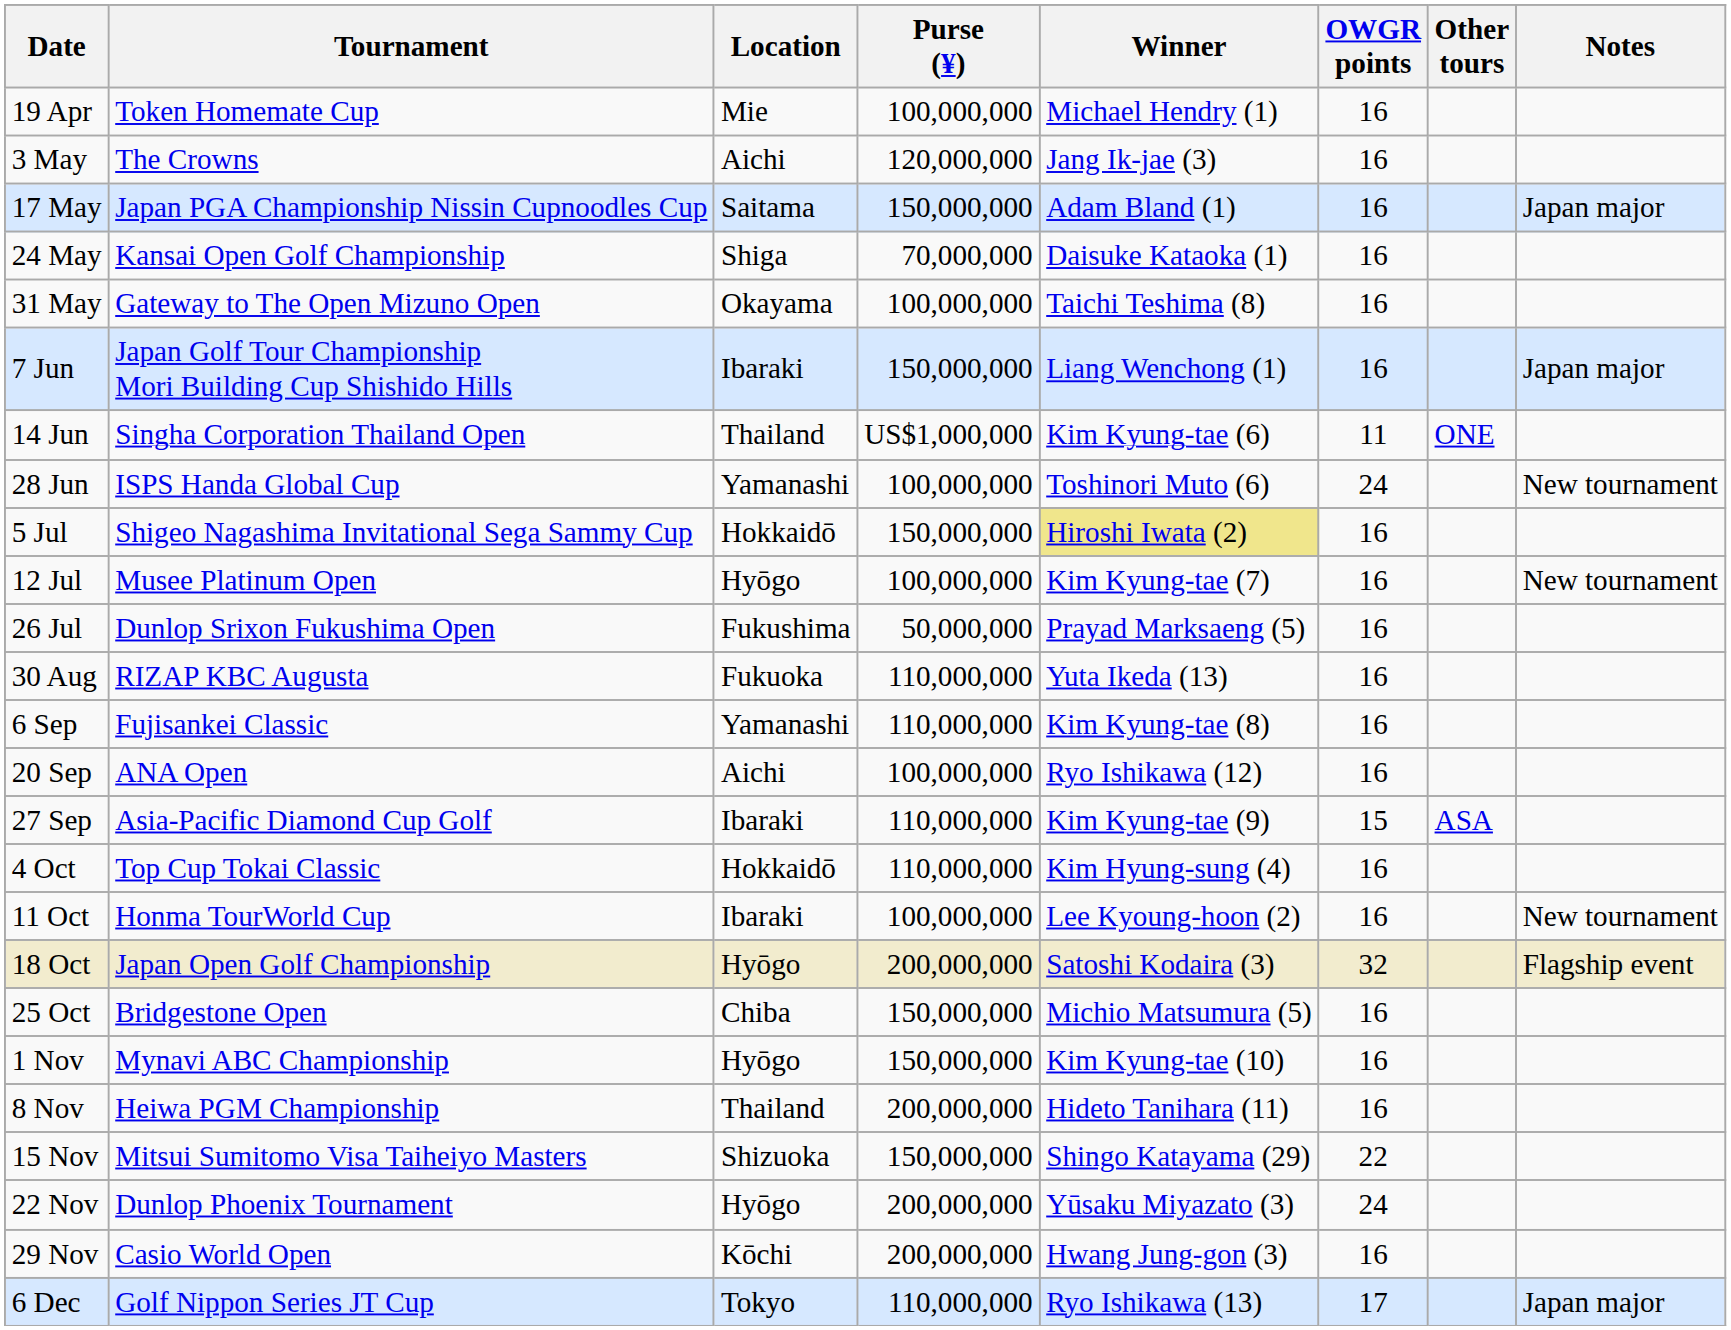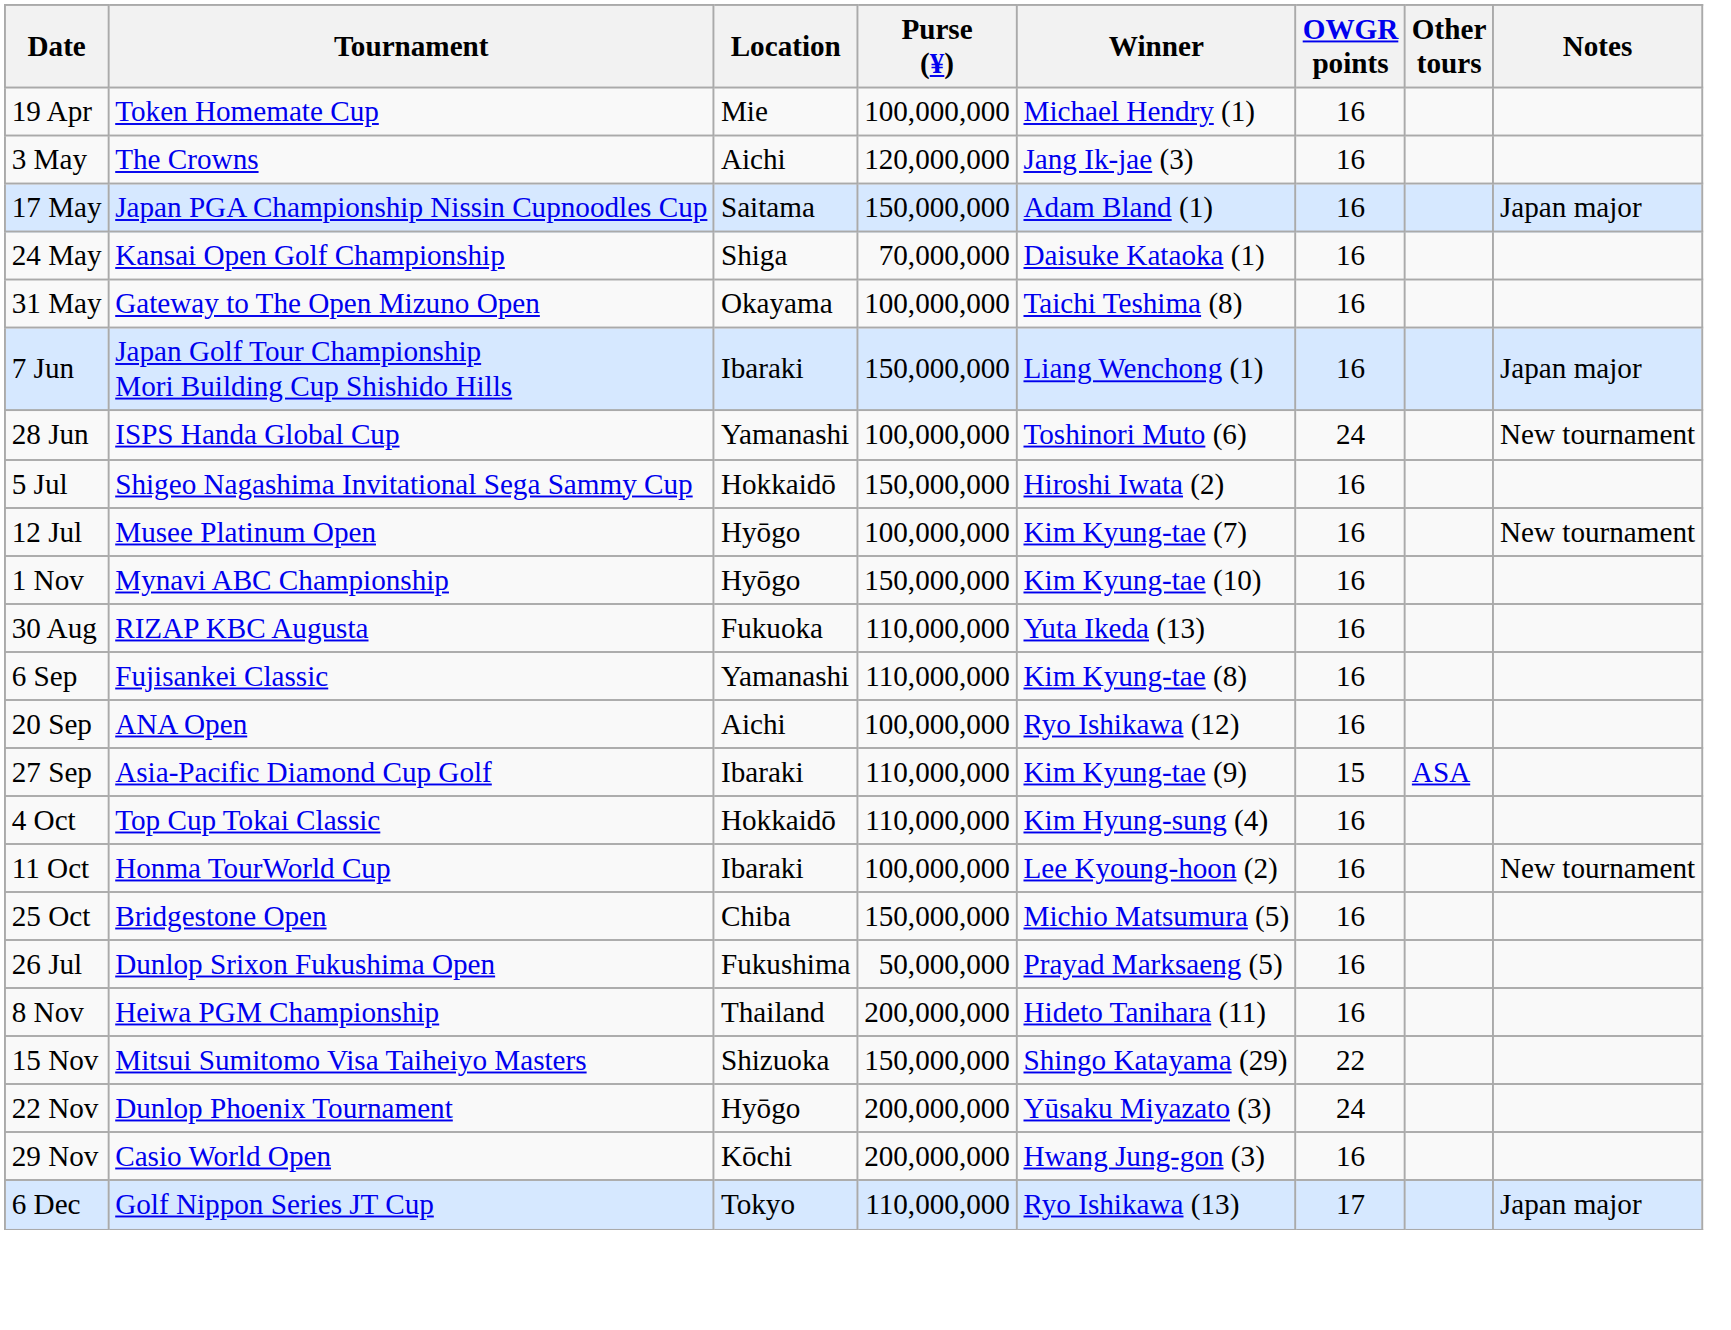- row: (50, 434)
(1147, 530) khaki background -> (1124, 482) no background
rows swapped: (47, 627) <-> (48, 1060)
- row: (51, 964)
